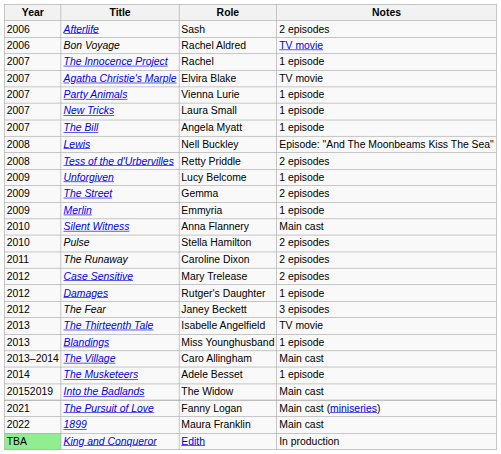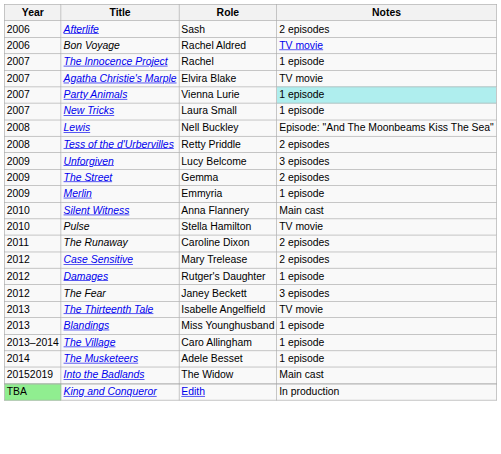(302, 95) no background -> (302, 95) paleturquoise background
- row: (81, 128)
(302, 177) 1 episode -> (304, 161) 3 episodes
(304, 243) 2 episodes -> (301, 227) TV movie
(301, 359) Main cast -> (302, 342) 1 episode
- row: (109, 408)
- row: (75, 425)
